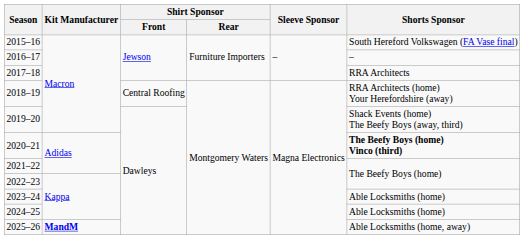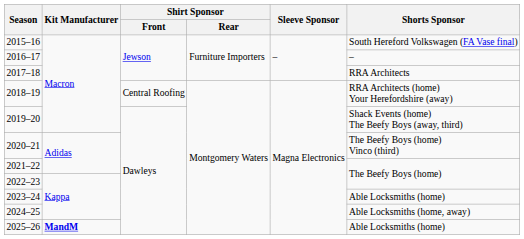(396, 145) bold -> (395, 145) normal
(397, 211) Able Locksmiths (home) -> (410, 211) Able Locksmiths (home, away)
(410, 227) Able Locksmiths (home, away) -> (397, 227) Able Locksmiths (home)
